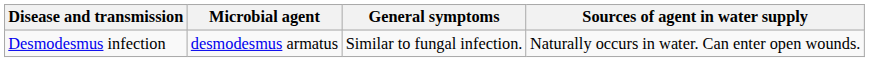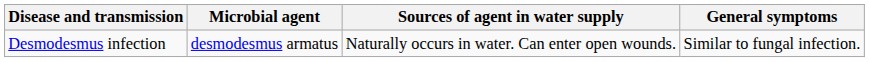columns swapped: (695, 17) <-> (434, 17)
